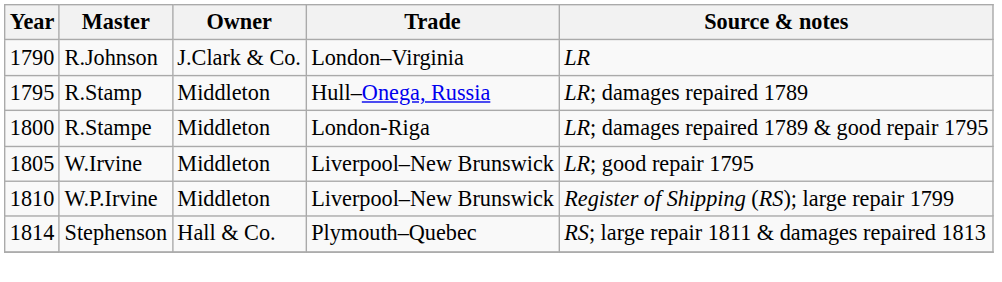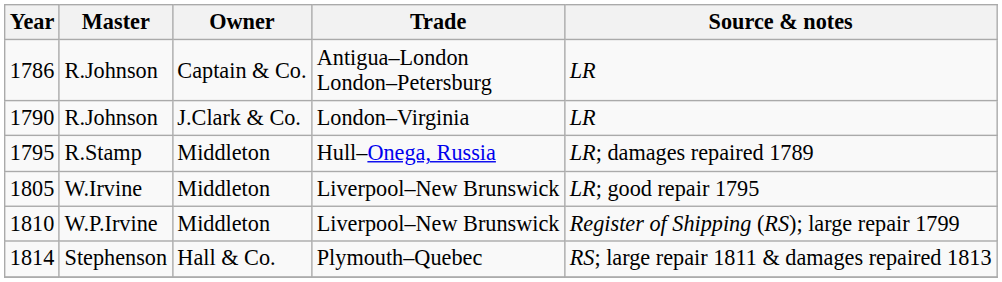+ row: (32, 69)
- row: (32, 127)
